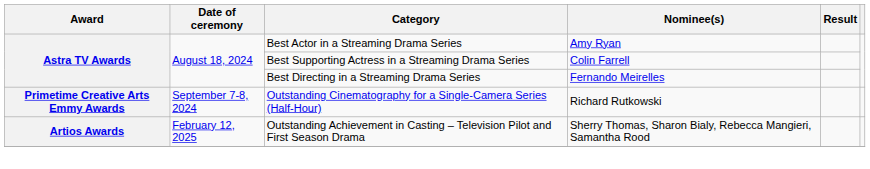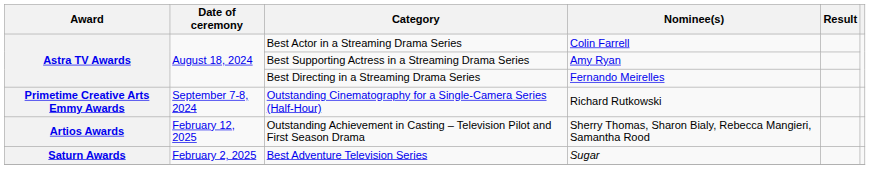(595, 43) Amy Ryan -> (600, 43) Colin Farrell
(600, 60) Colin Farrell -> (595, 60) Amy Ryan
+ row: (347, 155)
